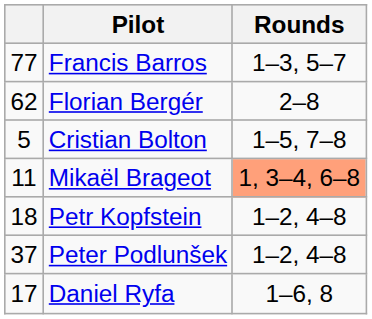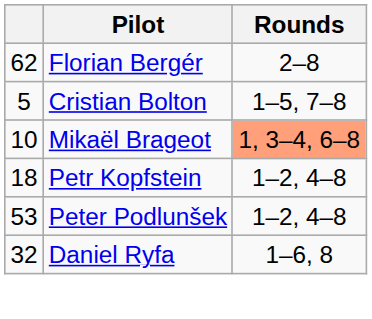- row: (128, 63)
(24, 178) 11 -> (24, 140) 10
(24, 255) 37 -> (24, 217) 53
(24, 294) 17 -> (24, 255) 32
